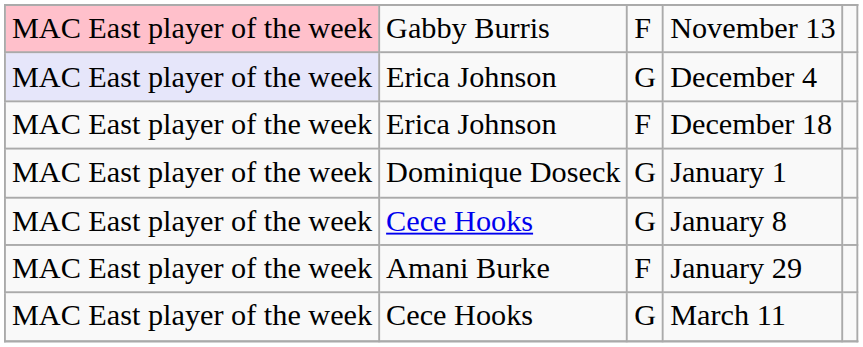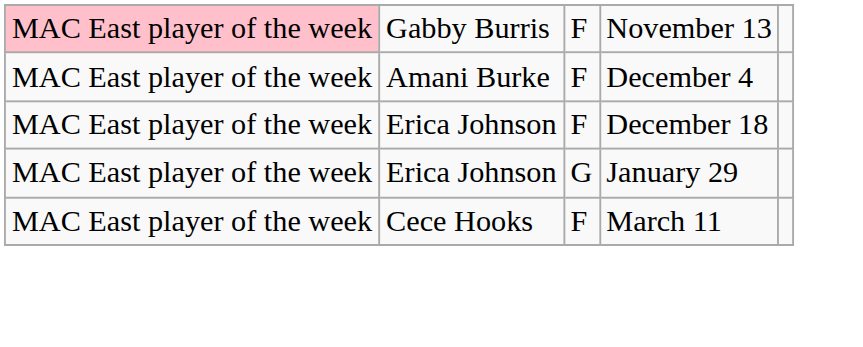(192, 76) lavender background -> (192, 76) no background
(471, 76) Erica Johnson -> (468, 76) Amani Burke
(645, 76) G -> (579, 76) F
- row: (729, 172)
- row: (729, 220)
(468, 268) Amani Burke -> (471, 172) Erica Johnson
(643, 268) F -> (581, 172) G
(645, 316) G -> (579, 220) F
